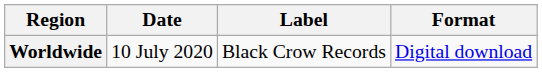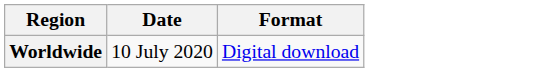- column: (304, 20)
